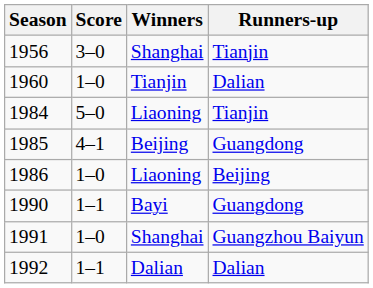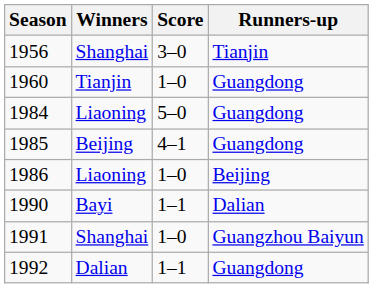columns swapped: (167, 19) <-> (99, 19)
(239, 81) Dalian -> (258, 81) Guangdong
(240, 112) Tianjin -> (258, 112) Guangdong
(258, 205) Guangdong -> (239, 205) Dalian
(239, 267) Dalian -> (258, 267) Guangdong
